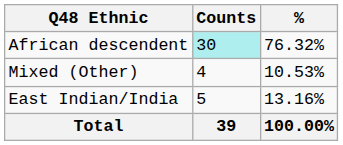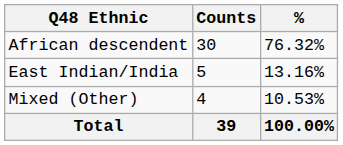(206, 45) paleturquoise background -> (206, 45) no background
rows swapped: (93, 100) <-> (74, 72)
